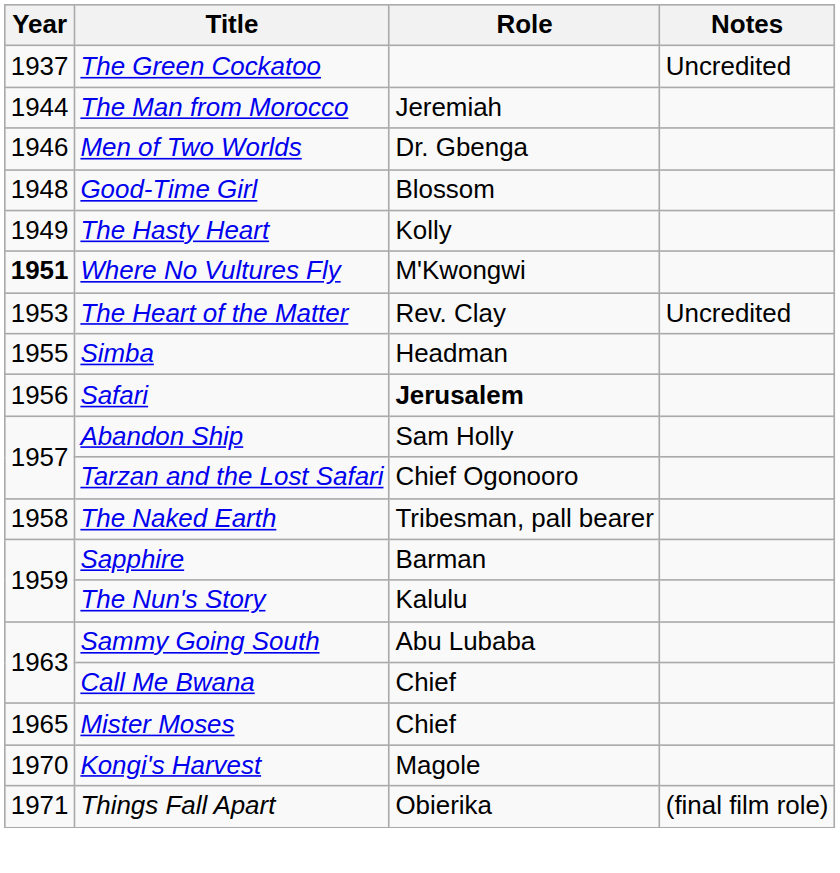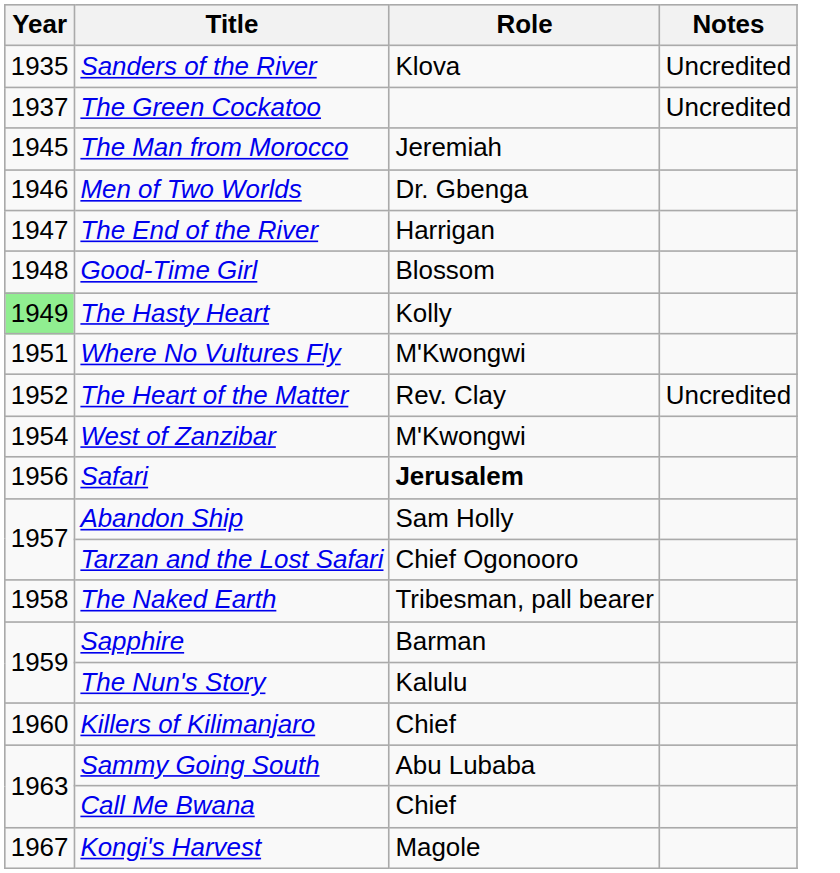+ row: (199, 66)
(40, 107) 1944 -> (40, 148) 1945
+ row: (199, 230)
(40, 230) no background -> (40, 312) lightgreen background
(40, 271) bold -> (40, 353) normal
(40, 312) 1953 -> (40, 395) 1952
+ row: (178, 436)
- row: (117, 353)
+ row: (198, 723)
- row: (157, 723)
(40, 764) 1970 -> (40, 847) 1967
- row: (178, 806)
